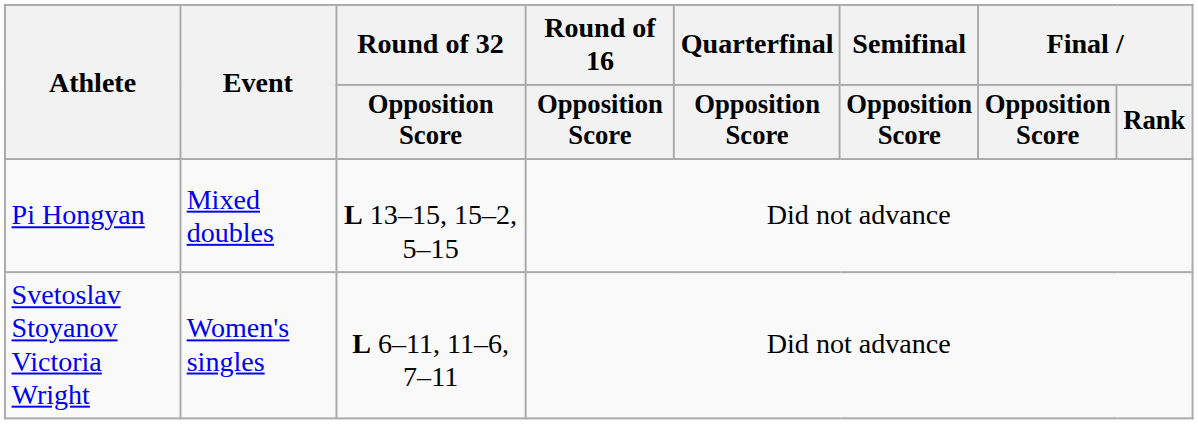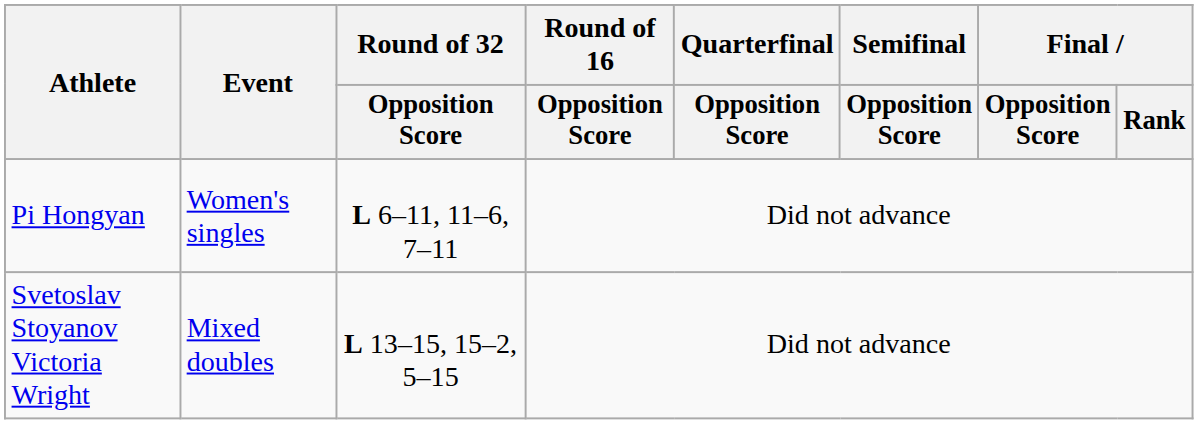(230, 215) Mixed doubles -> (238, 215) Women's singles
(431, 232) L 13–15, 15–2, 5–15 -> (431, 232) L 6–11, 11–6, 7–11
(238, 344) Women's singles -> (230, 344) Mixed doubles
(431, 361) L 6–11, 11–6, 7–11 -> (431, 361) L 13–15, 15–2, 5–15
